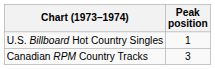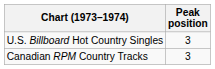(188, 40) 1 -> (188, 40) 3
